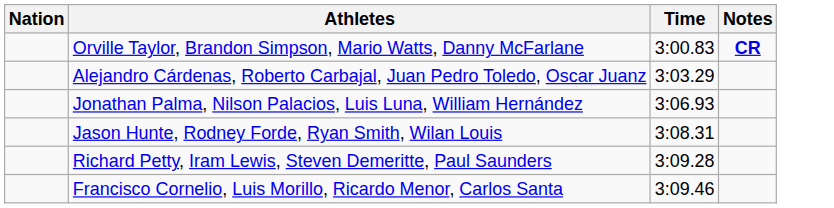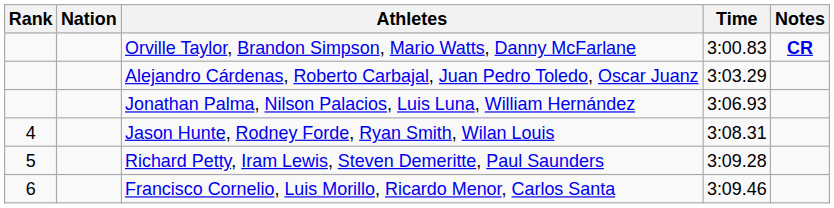+ column: (31, 19)
